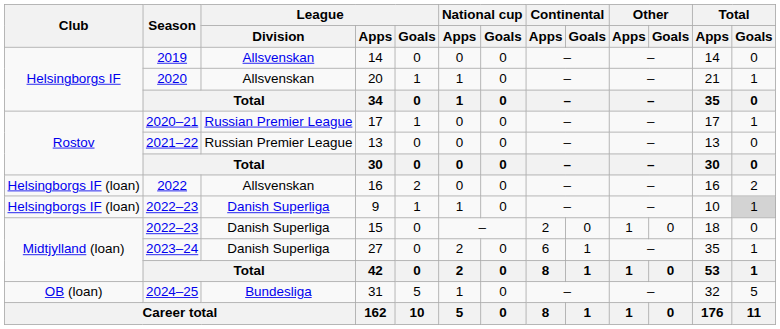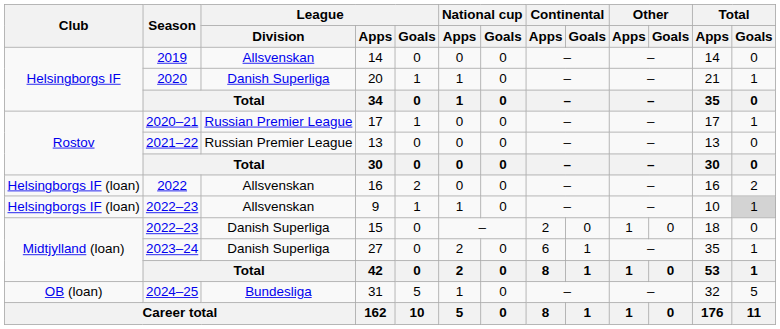(278, 79) Allsvenskan -> (278, 79) Danish Superliga
(278, 206) Danish Superliga -> (278, 206) Allsvenskan
